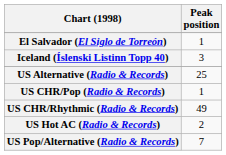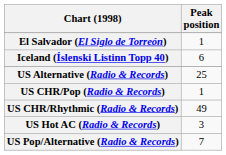(201, 58) 3 -> (201, 58) 6
(201, 125) 2 -> (201, 125) 3
